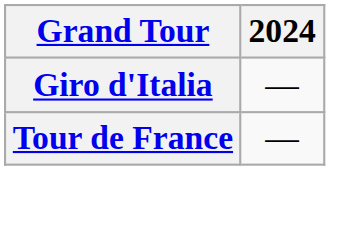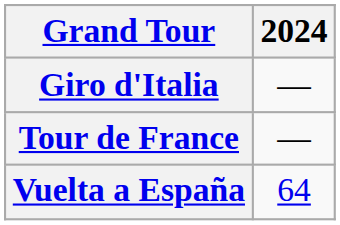+ row: (129, 191)
